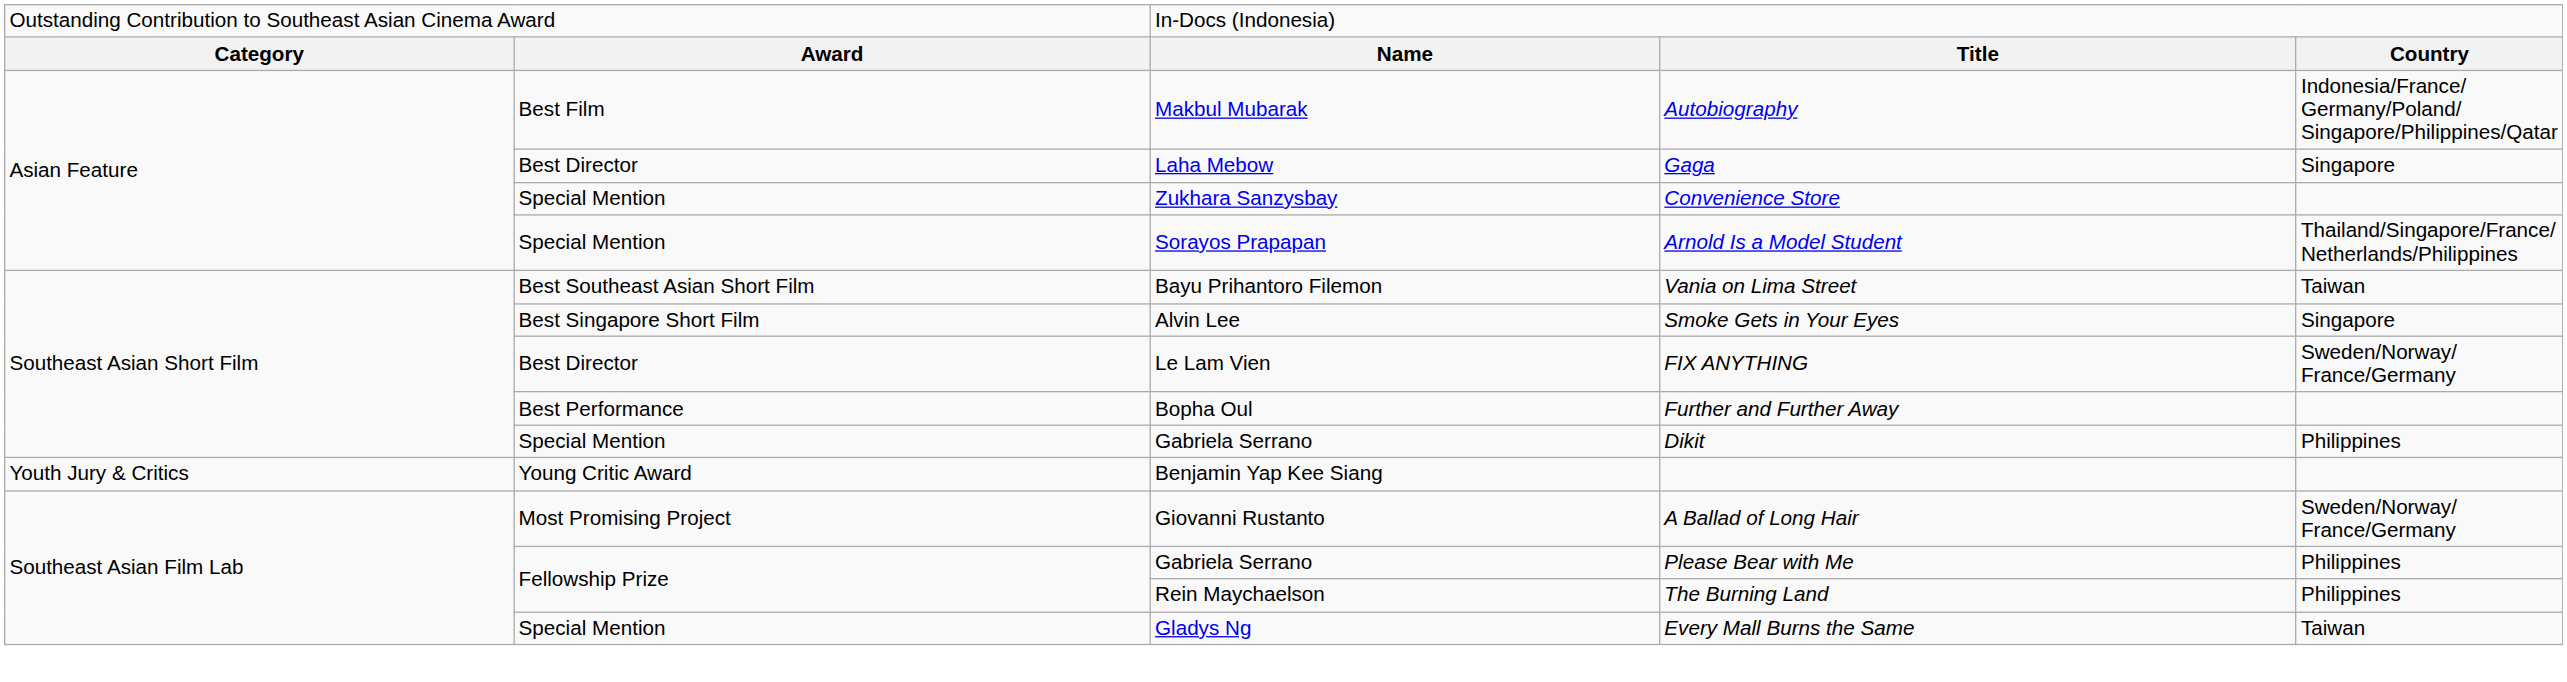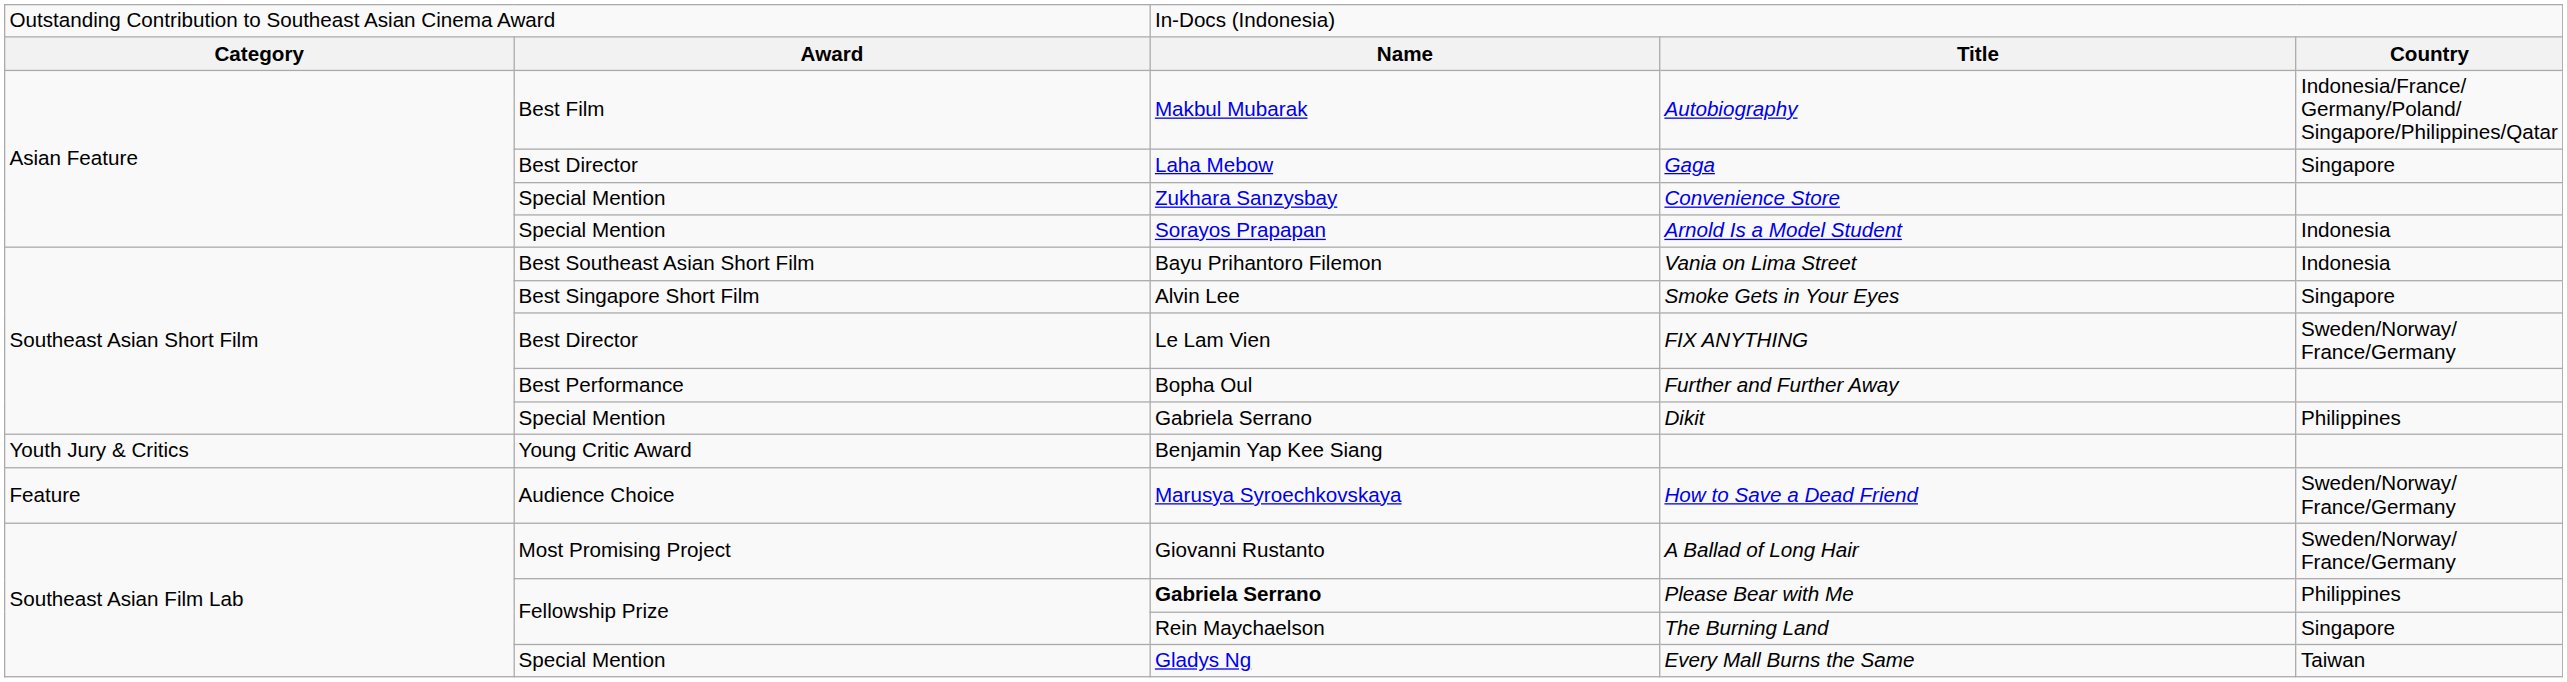(2428, 242) Thailand/Singapore/France/ Netherlands/Philippines -> (2346, 230) Indonesia
(2333, 286) Taiwan -> (2346, 263) Indonesia
+ row: (1791, 494)
(1234, 562) normal -> (1238, 595) bold
(2351, 595) Philippines -> (2348, 627) Singapore
